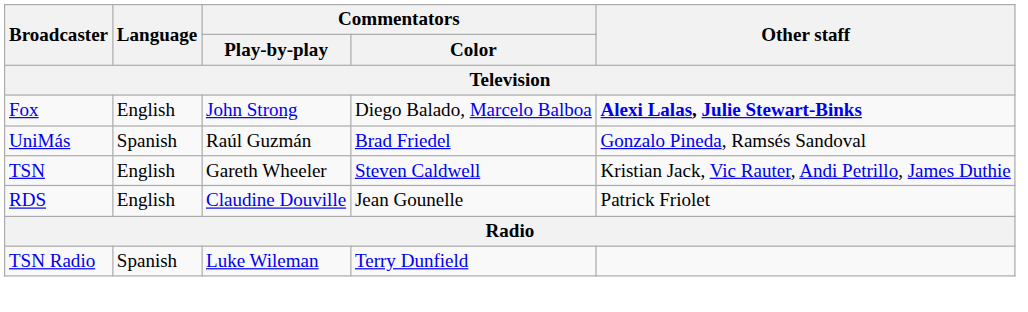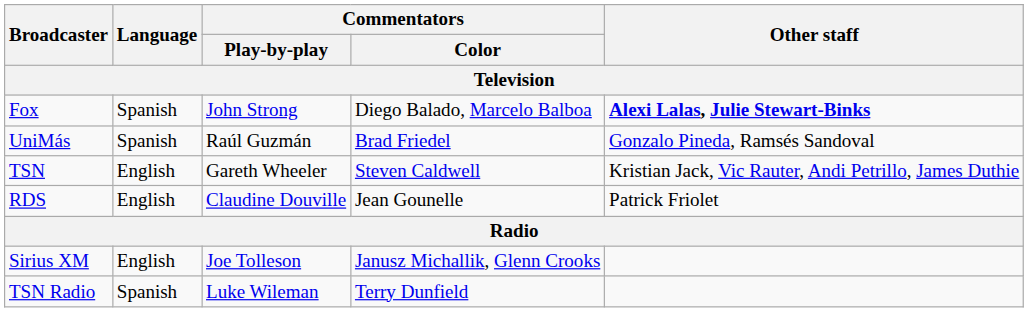(146, 110) English -> (147, 110) Spanish
+ row: (49, 261)
